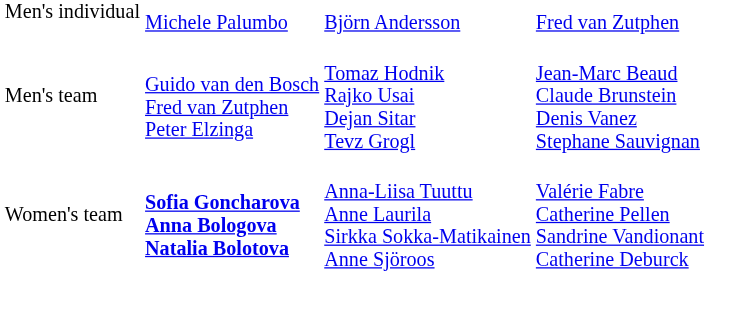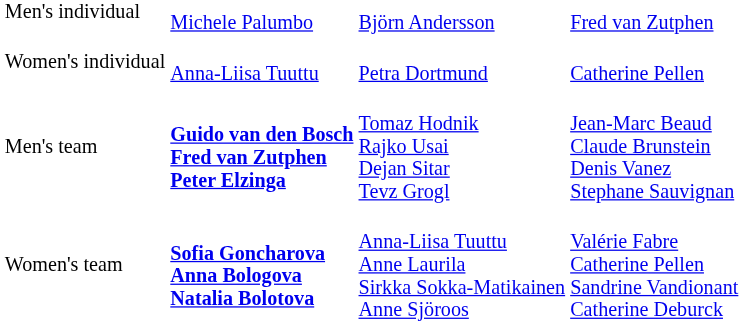+ row: (85, 61)
(232, 107) normal -> (262, 157) bold
